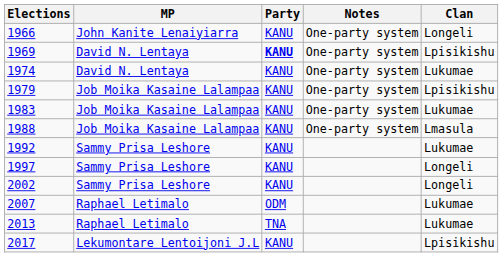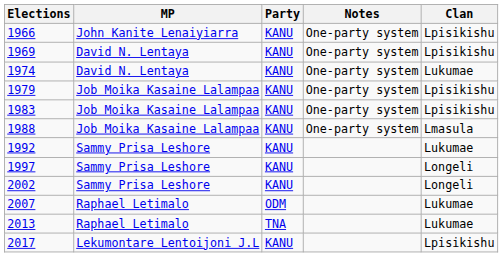(449, 33) Longeli -> (459, 33) Lpisikishu
(279, 52) bold -> (279, 52) normal
(449, 109) Lukumae -> (459, 109) Lpisikishu
